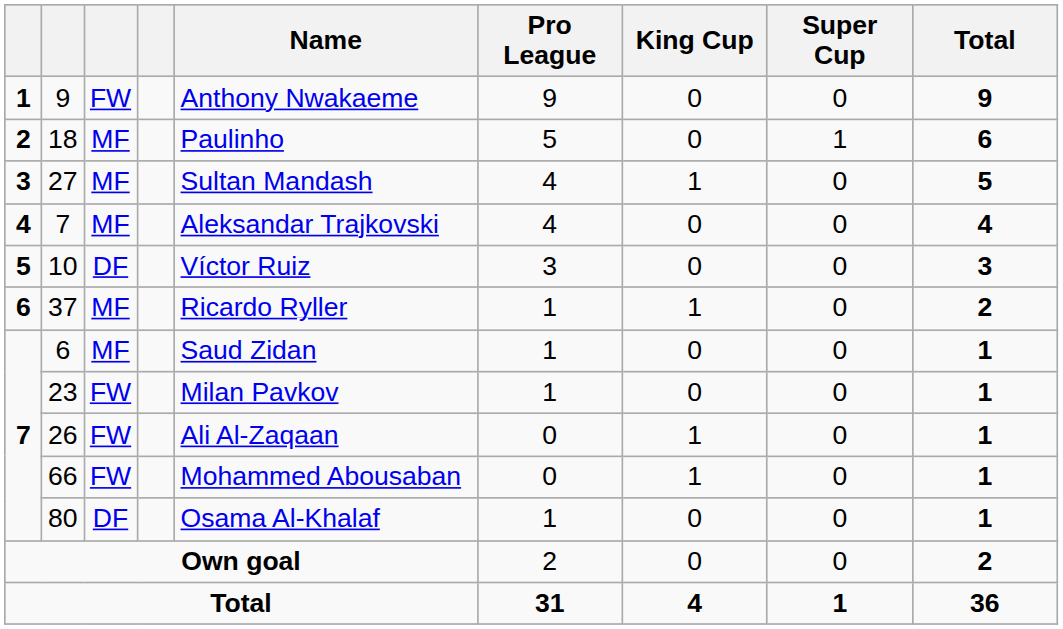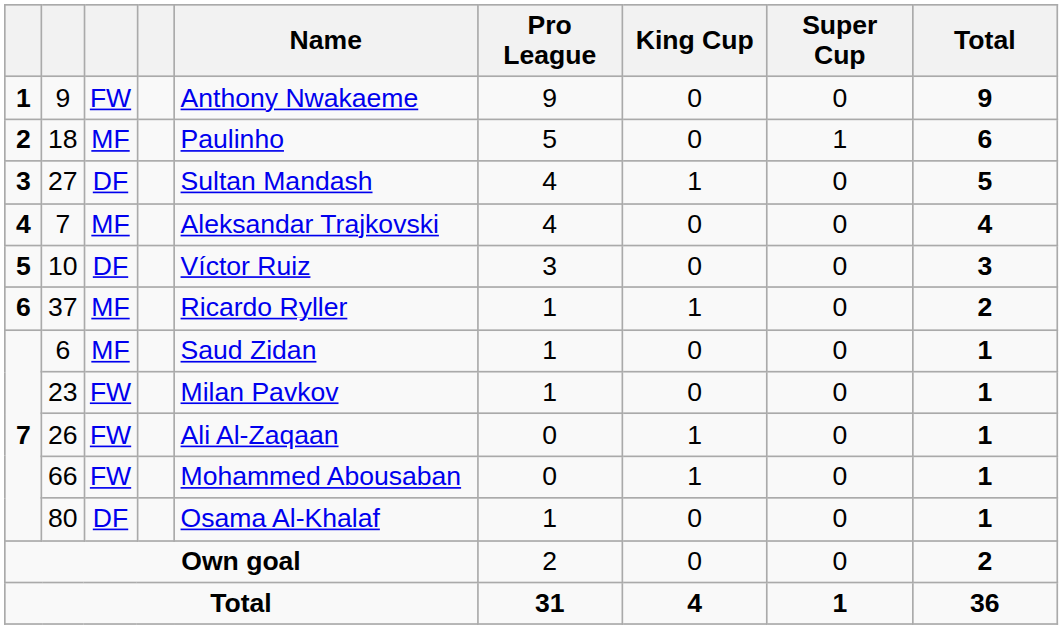(111, 181) MF -> (111, 181) DF
